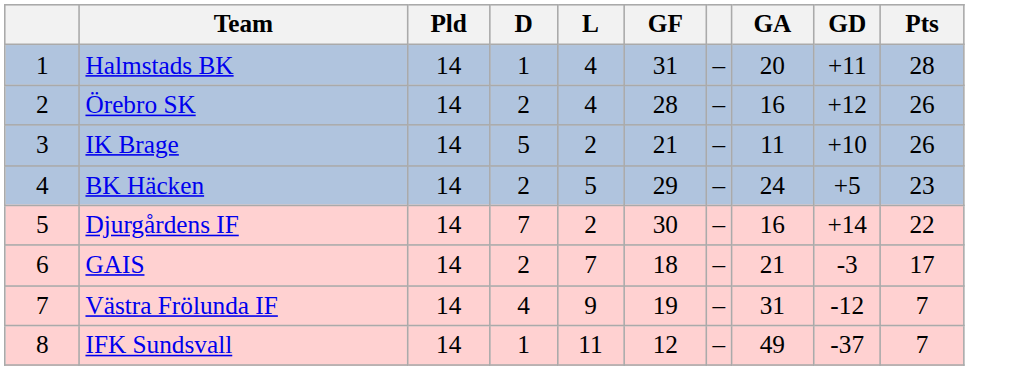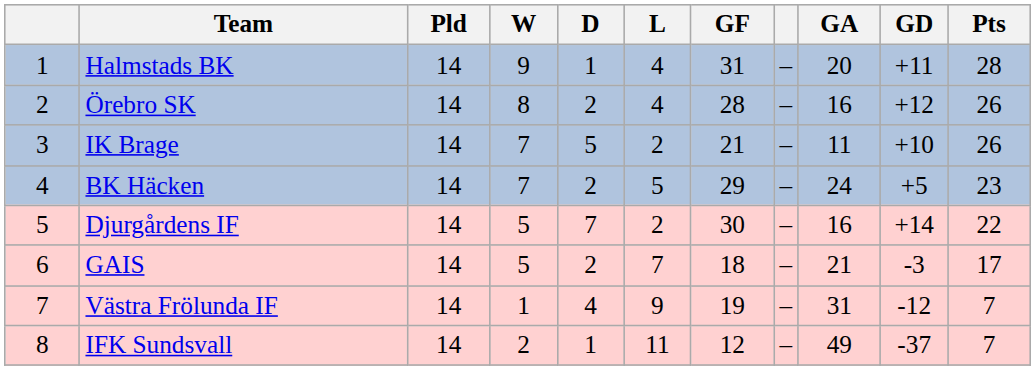+ column: (524, 24)
